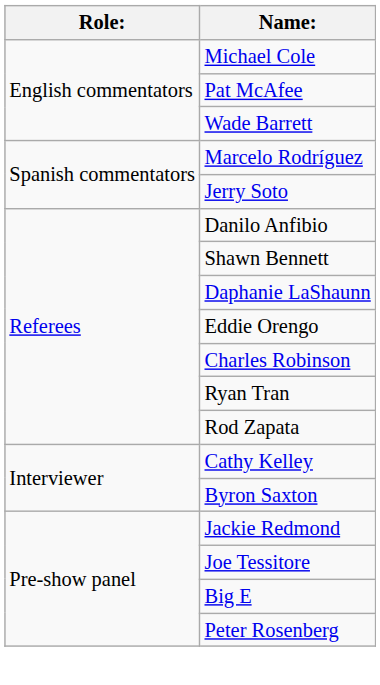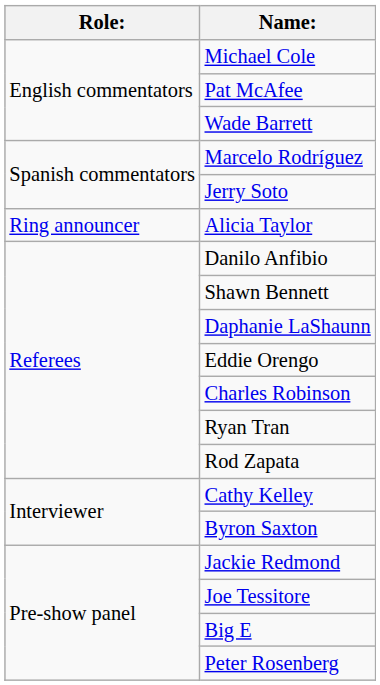+ row: (258, 224)
